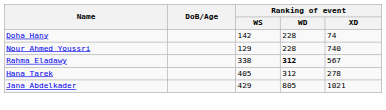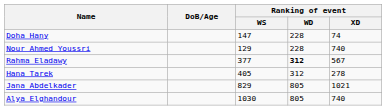(244, 36) 142 -> (244, 36) 147
(244, 61) 338 -> (244, 61) 377
(244, 86) 429 -> (244, 86) 829
+ row: (41, 99)
